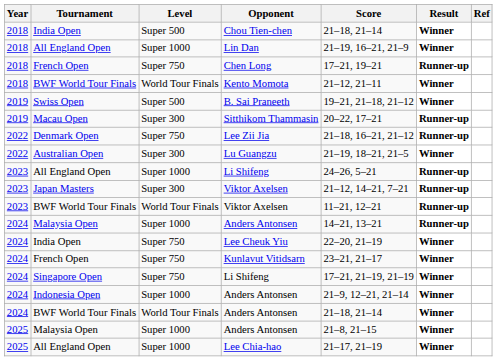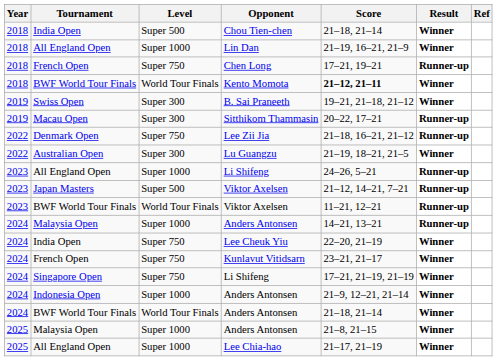(353, 83) normal -> (352, 83) bold
(163, 101) Super 500 -> (163, 101) Super 300
(163, 189) Super 300 -> (163, 189) Super 500
